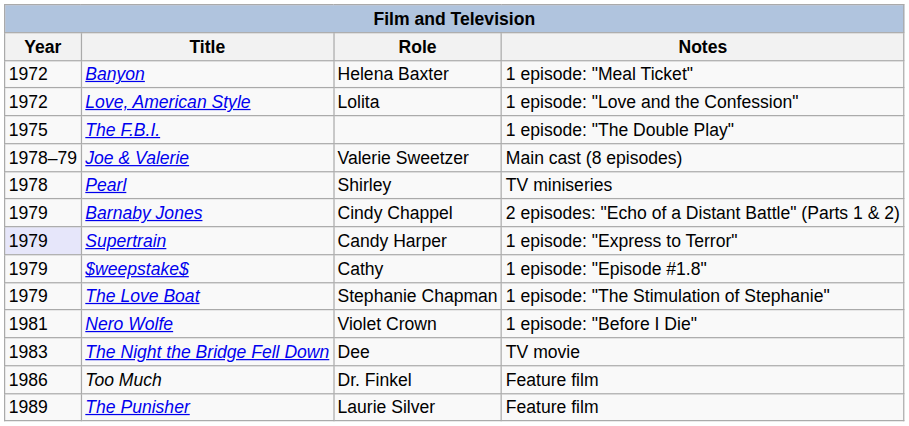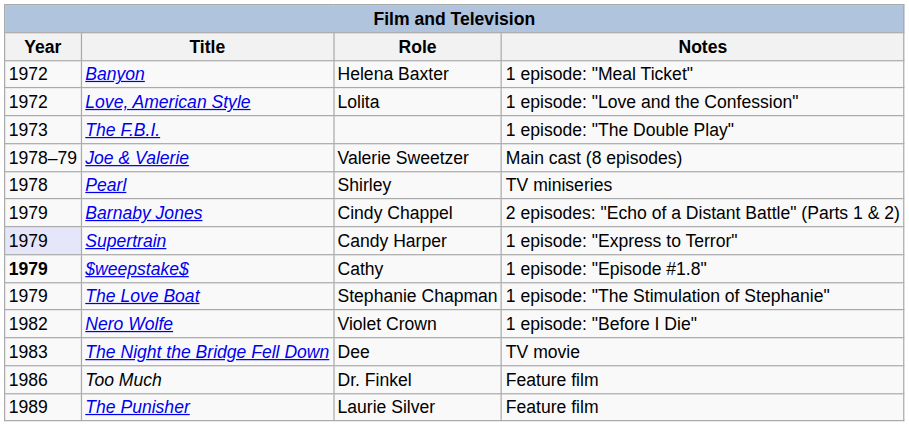(28, 130) 1975 -> (28, 130) 1973
(28, 269) normal -> (28, 269) bold
(28, 324) 1981 -> (28, 324) 1982
